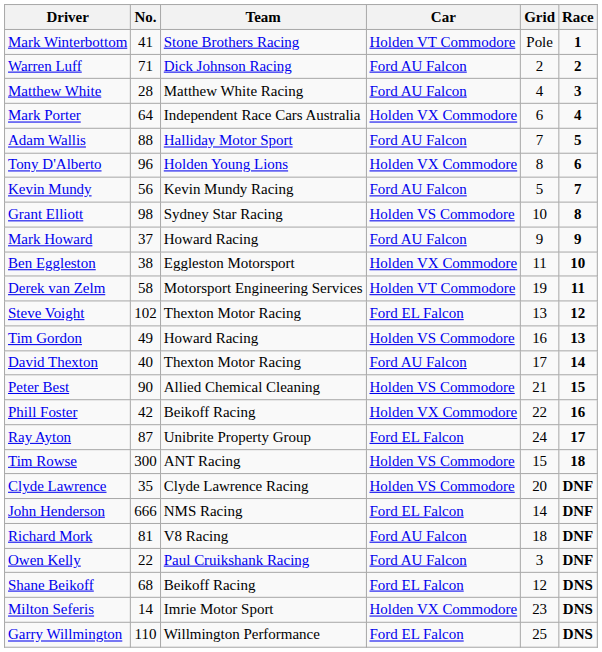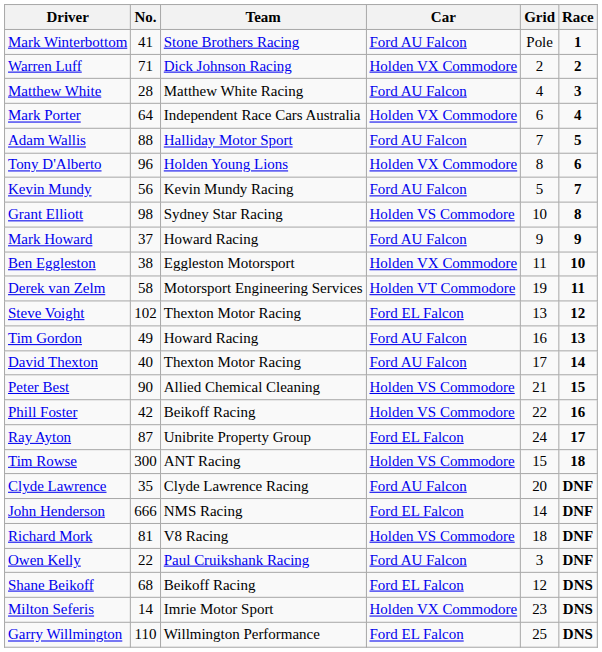(442, 41) Holden VT Commodore -> (418, 41) Ford AU Falcon
(418, 66) Ford AU Falcon -> (443, 66) Holden VX Commodore
(442, 338) Holden VS Commodore -> (418, 338) Ford AU Falcon
(443, 412) Holden VX Commodore -> (442, 412) Holden VS Commodore
(442, 486) Holden VS Commodore -> (418, 486) Ford AU Falcon
(418, 535) Ford AU Falcon -> (442, 535) Holden VS Commodore
